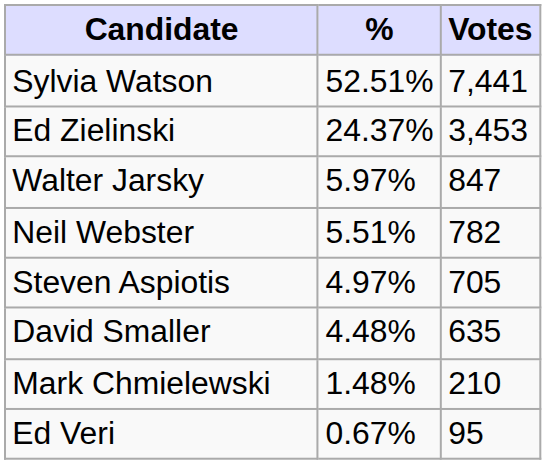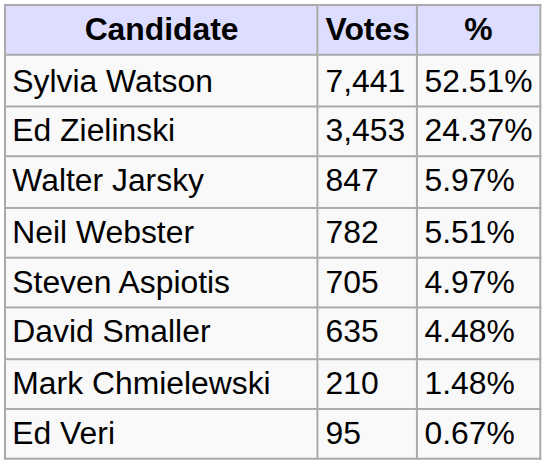columns swapped: (490, 29) <-> (380, 29)
